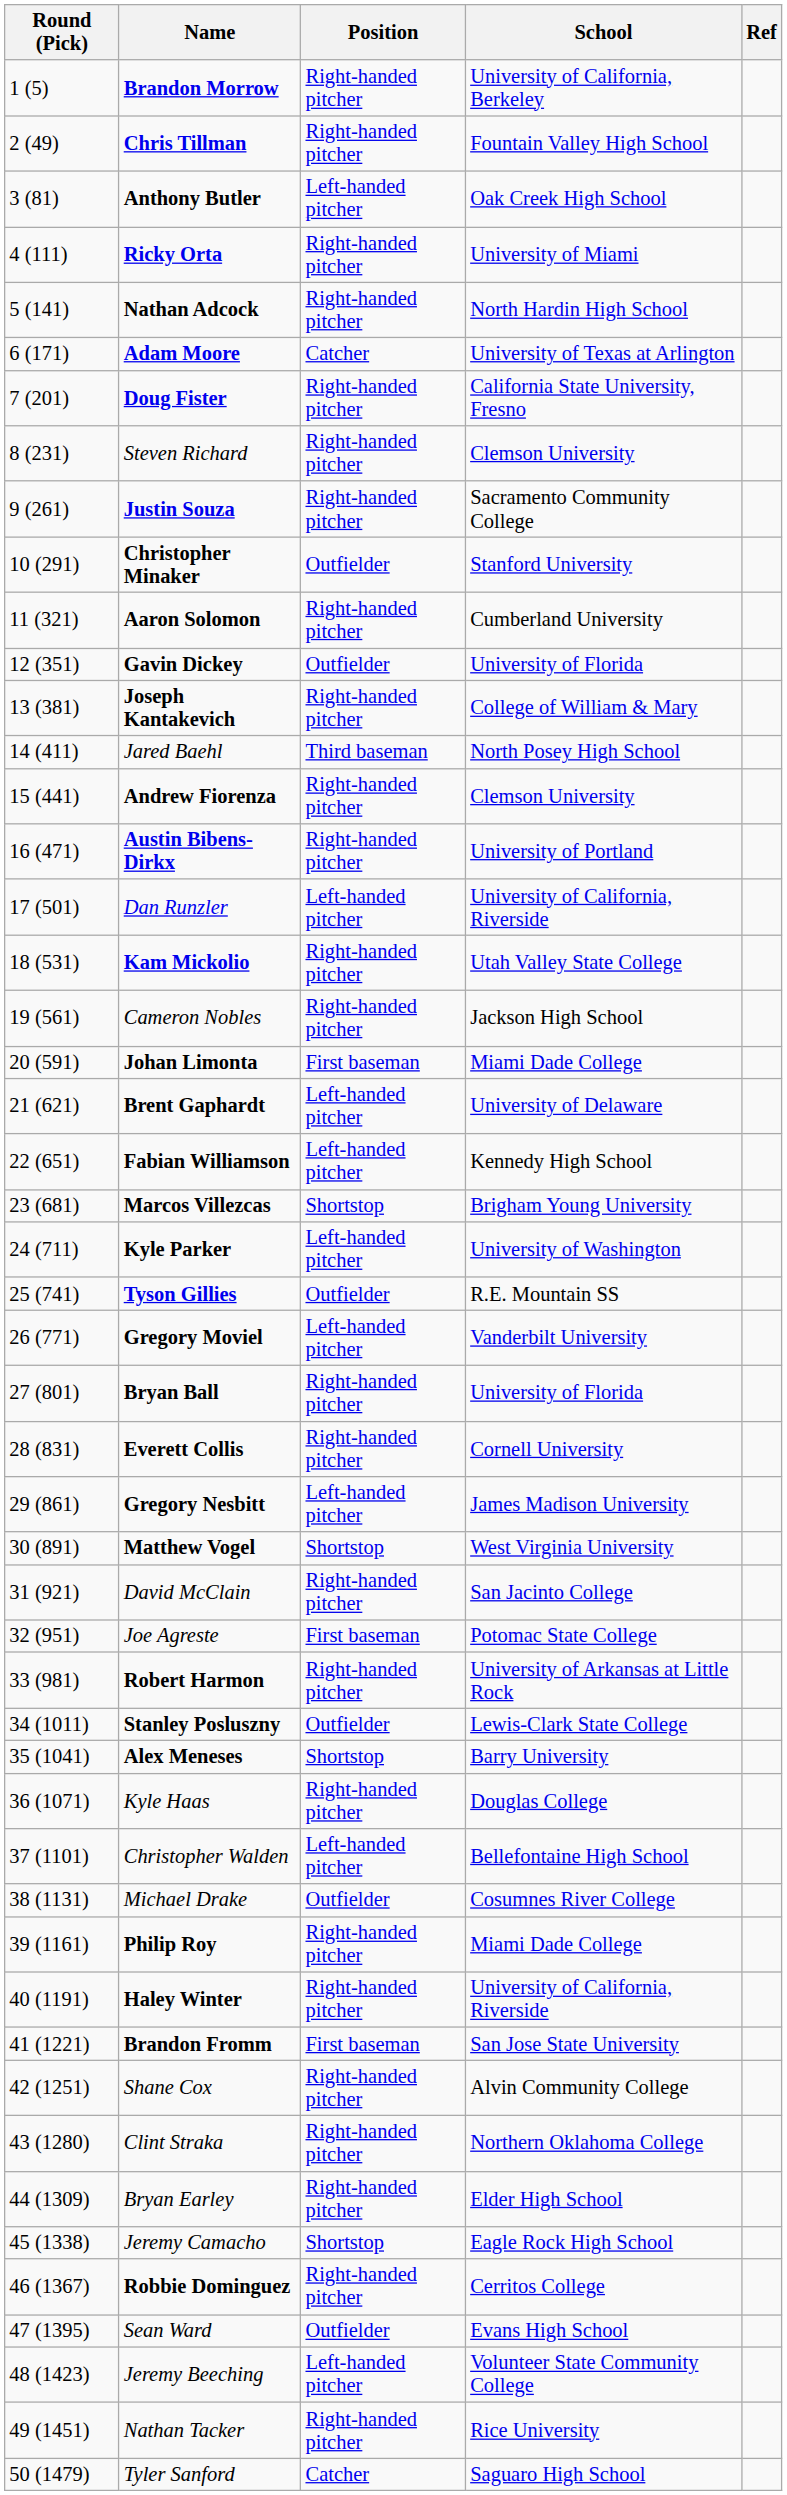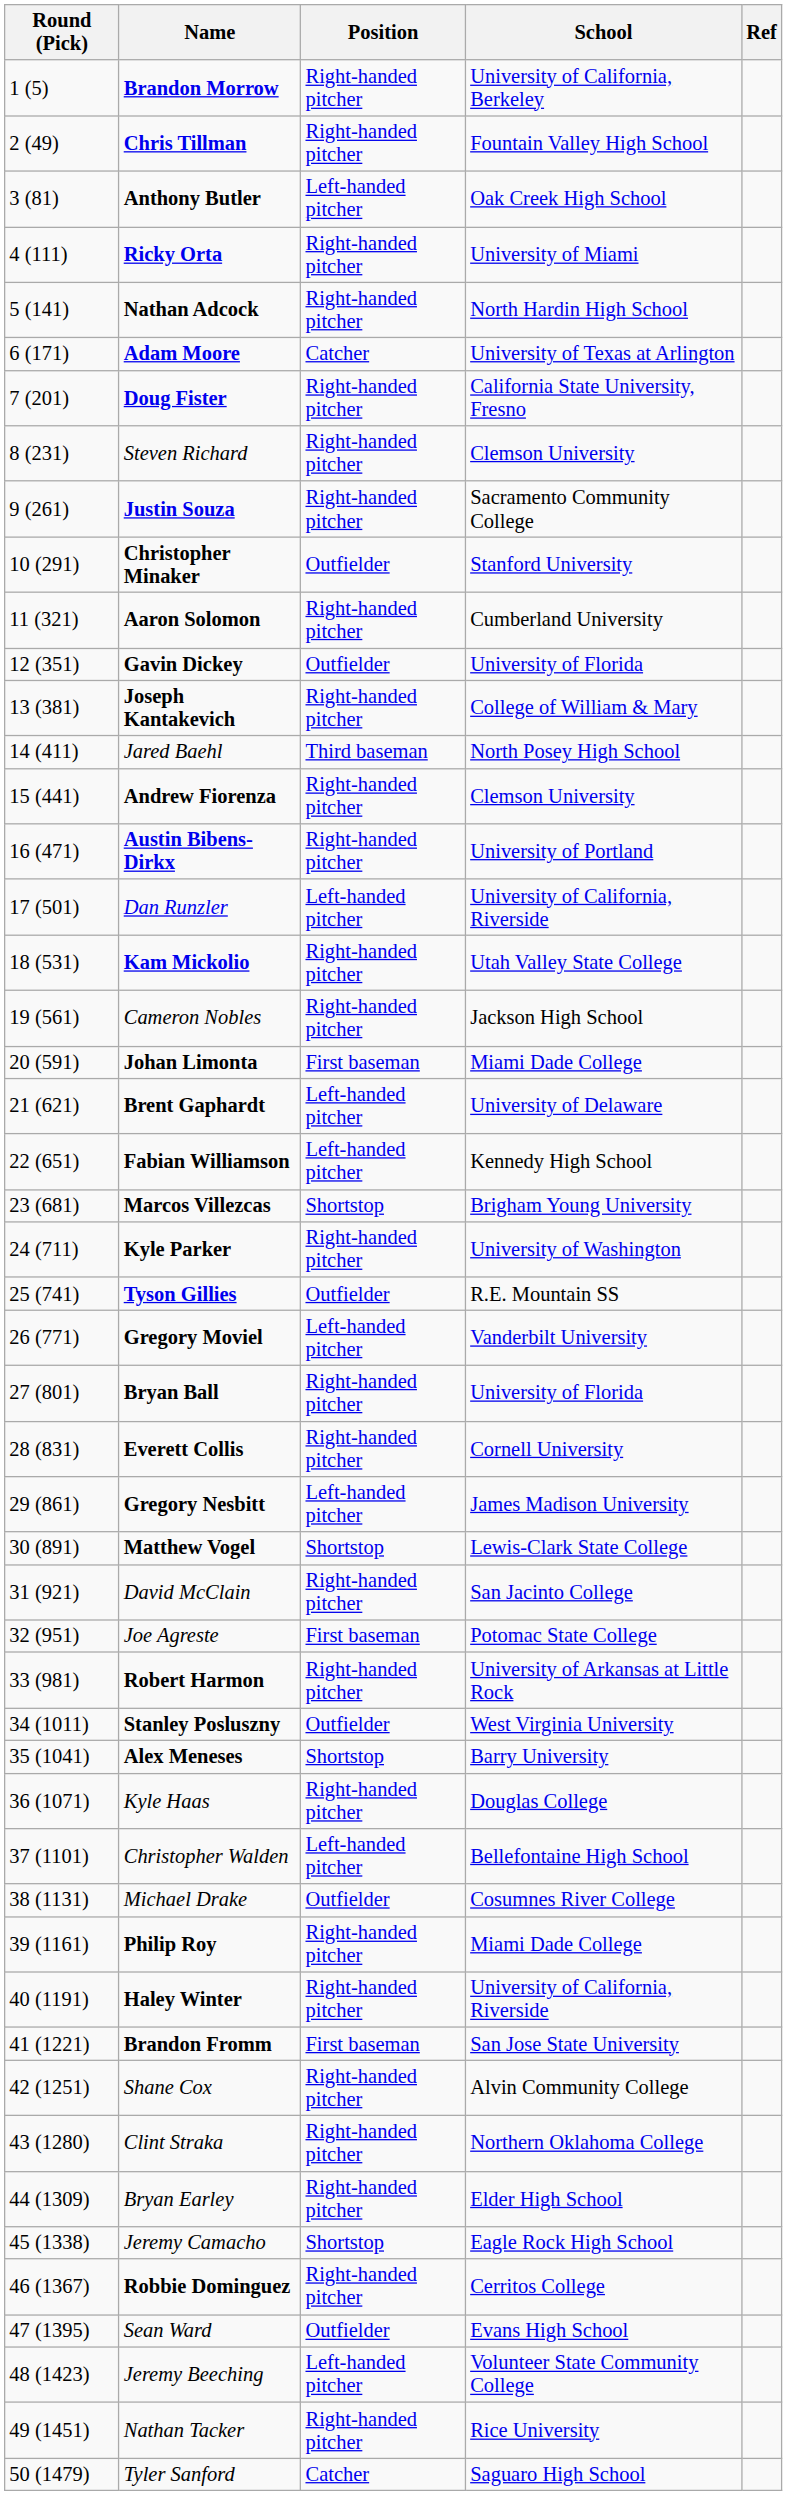(356, 1249) Left-handed pitcher -> (361, 1249) Right-handed pitcher
(572, 1548) West Virginia University -> (579, 1548) Lewis-Clark State College
(579, 1724) Lewis-Clark State College -> (572, 1724) West Virginia University
